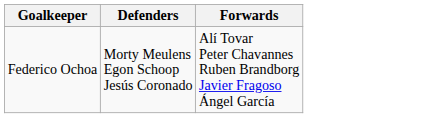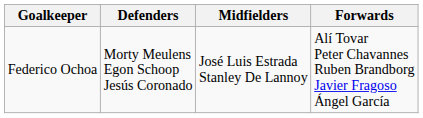+ column: (253, 15)
